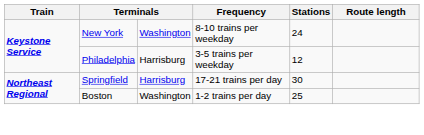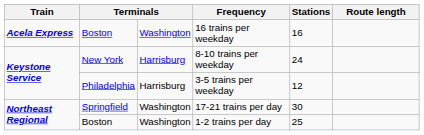+ row: (222, 33)
(165, 33) Washington -> (162, 59) Harrisburg
(162, 80) Harrisburg -> (165, 107) Washington
